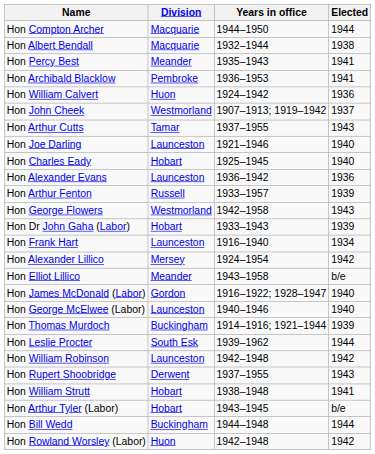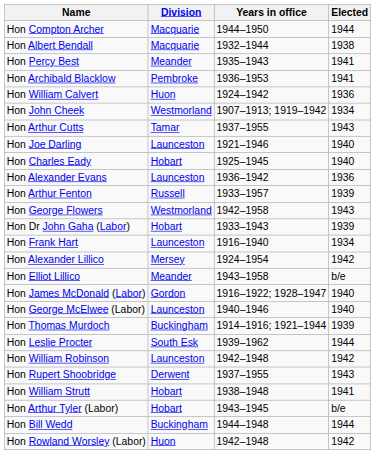(343, 111) 1937 -> (343, 111) 1934
